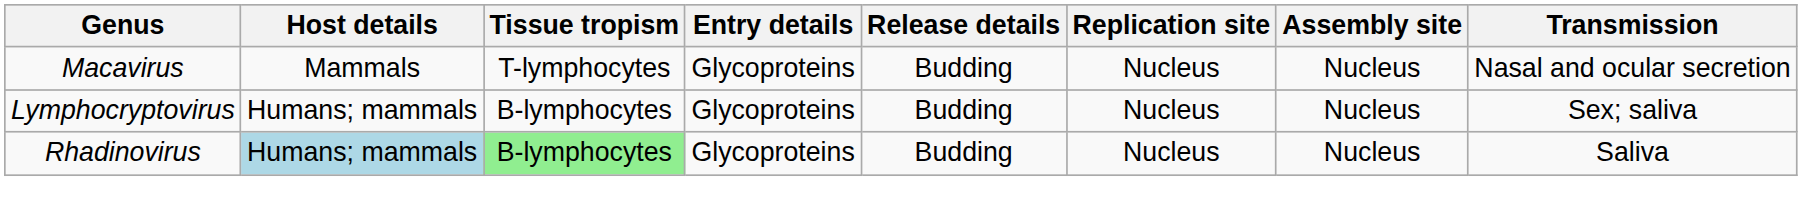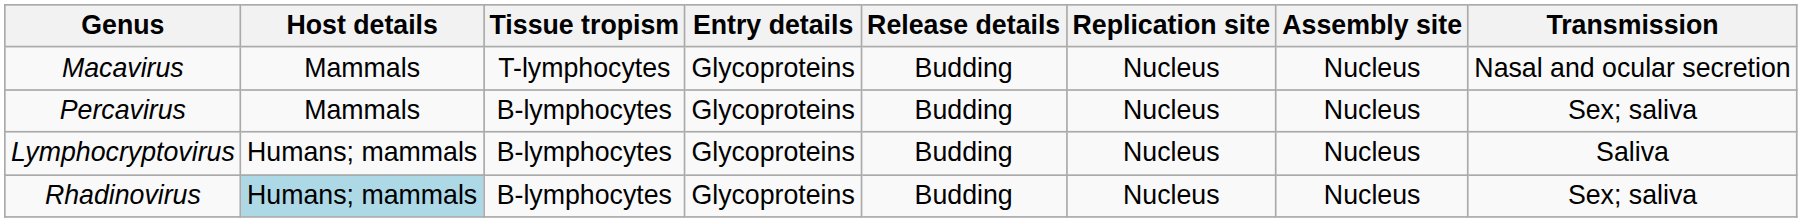+ row: (123, 110)
(1633, 110) Sex; saliva -> (1632, 152) Saliva
(584, 152) lightgreen background -> (584, 195) no background
(1632, 152) Saliva -> (1633, 195) Sex; saliva
